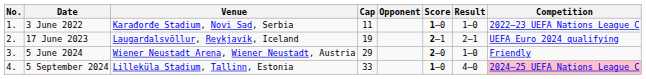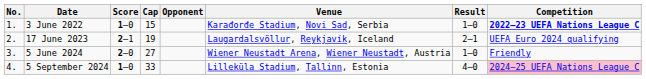columns swapped: (234, 11) <-> (438, 11)
(367, 25) 11 -> (150, 25) 15
(564, 25) normal -> (564, 25) bold
(367, 53) 29 -> (150, 53) 27
